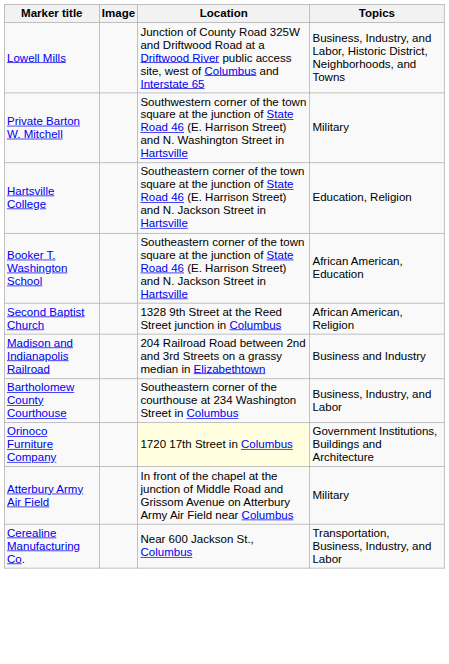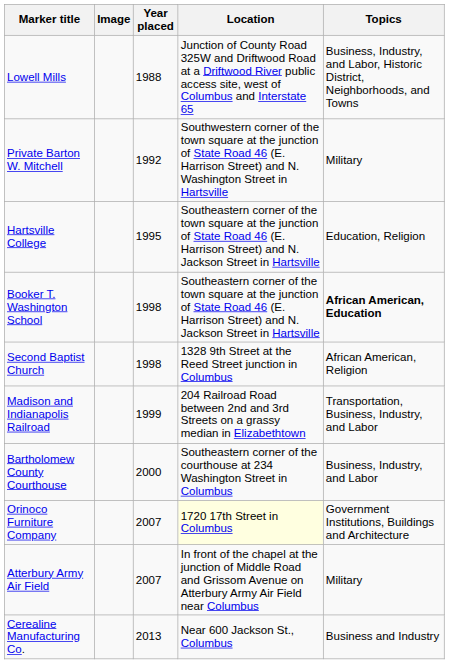+ column: (156, 20)
(358, 268) normal -> (375, 307) bold
(369, 356) Business and Industry -> (374, 414) Transportation, Business, Industry, and Labor
(372, 546) Transportation, Business, Industry, and Labor -> (383, 636) Business and Industry
